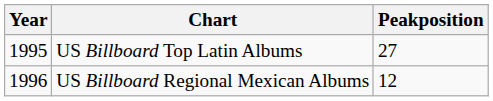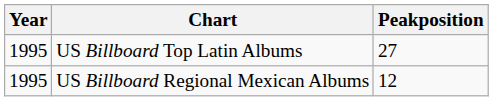(28, 80) 1996 -> (28, 80) 1995
